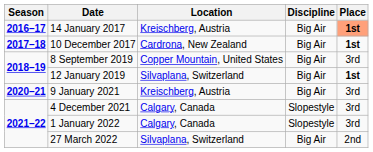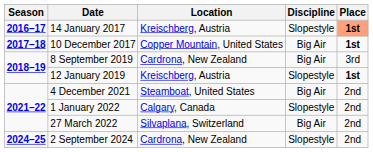(311, 28) Big Air -> (311, 28) Slopestyle
(193, 44) Cardrona, New Zealand -> (212, 44) Copper Mountain, United States
(212, 60) Copper Mountain, United States -> (193, 60) Cardrona, New Zealand
(192, 76) Silvaplana, Switzerland -> (185, 76) Kreischberg, Austria
(311, 76) Big Air -> (311, 76) Slopestyle
- row: (85, 92)
(178, 108) Calgary, Canada -> (197, 92) Steamboat, United States
(311, 108) Slopestyle -> (311, 92) Big Air
(353, 108) 3rd -> (353, 92) 2nd
(353, 124) 3rd -> (353, 108) 2nd
+ row: (92, 140)
